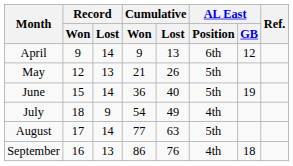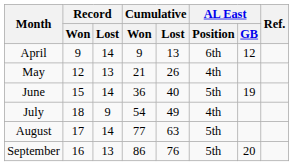(213, 72) 5th -> (213, 72) 4th
(213, 151) 4th -> (213, 151) 5th
(249, 151) 18 -> (249, 151) 20
